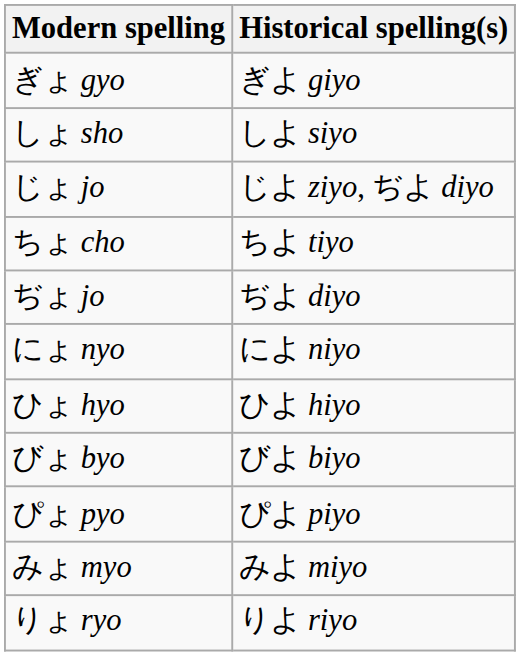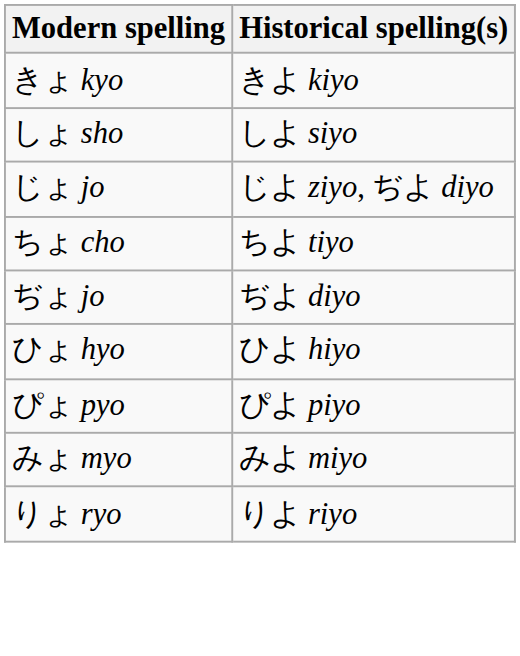+ row: (68, 79)
- row: (68, 79)
- row: (68, 350)
- row: (68, 458)
